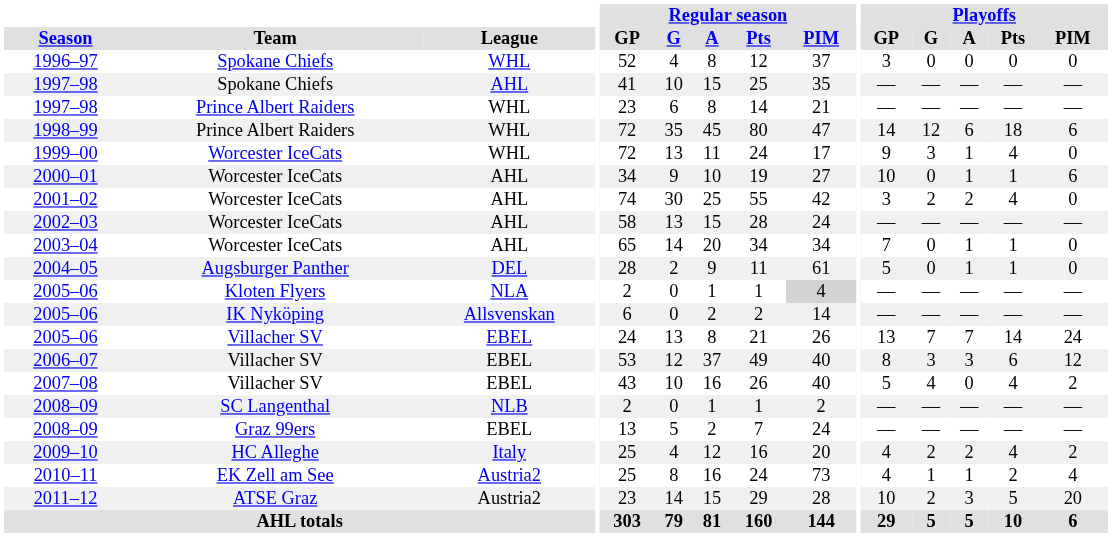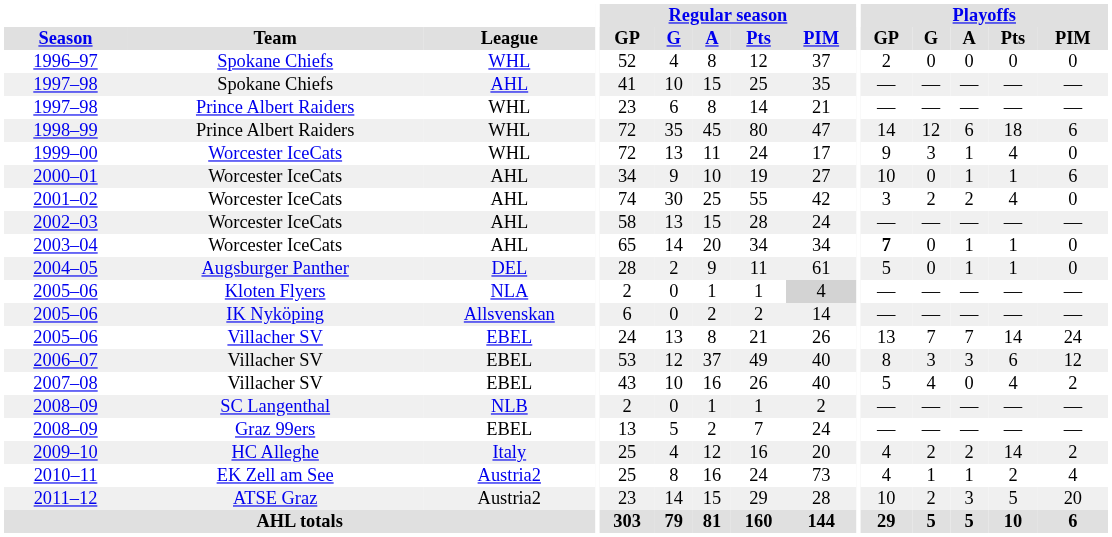(886, 61) 3 -> (886, 61) 2
(886, 245) normal -> (886, 245) bold
(1013, 452) 4 -> (1013, 452) 14
